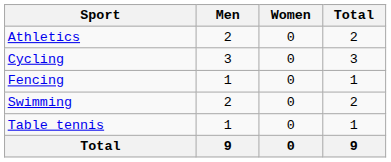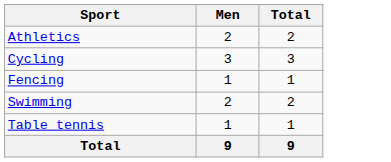- column: (291, 15)
